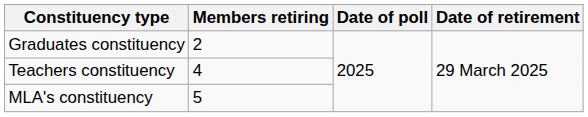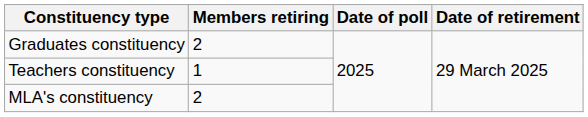(197, 71) 4 -> (197, 71) 1
(197, 97) 5 -> (197, 97) 2
